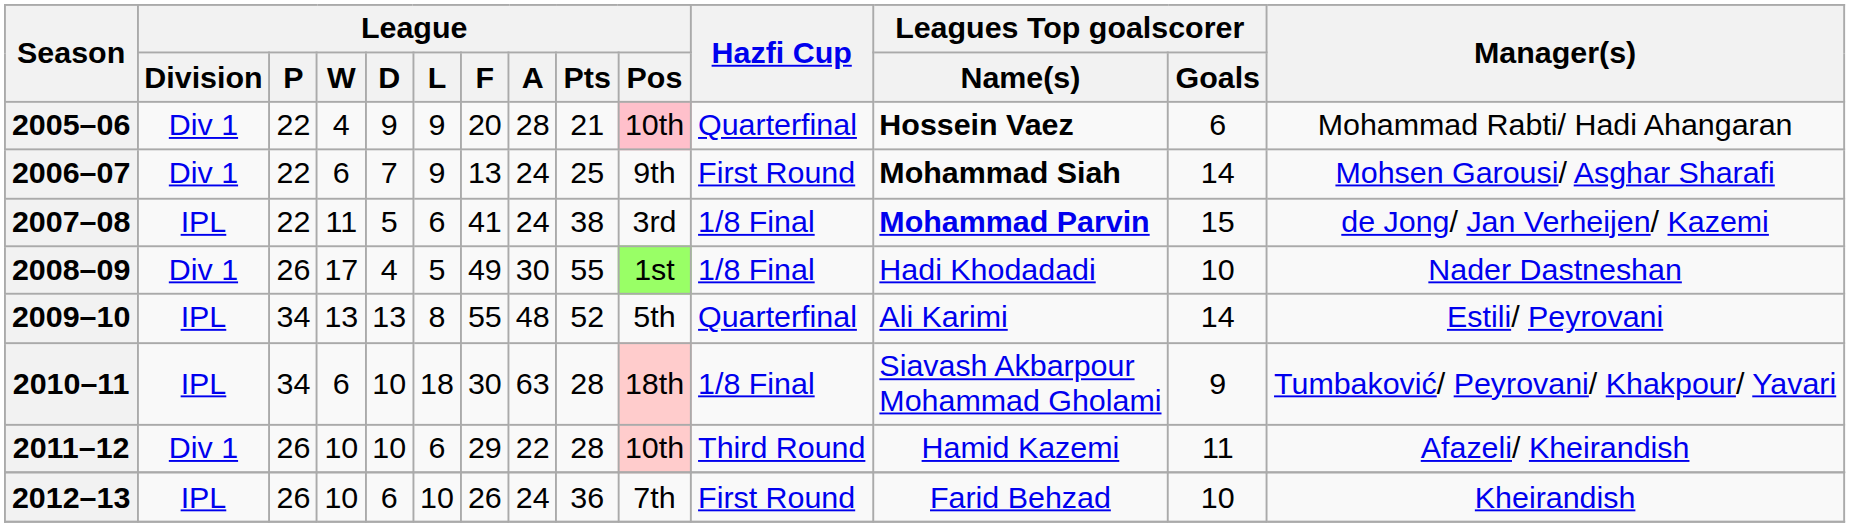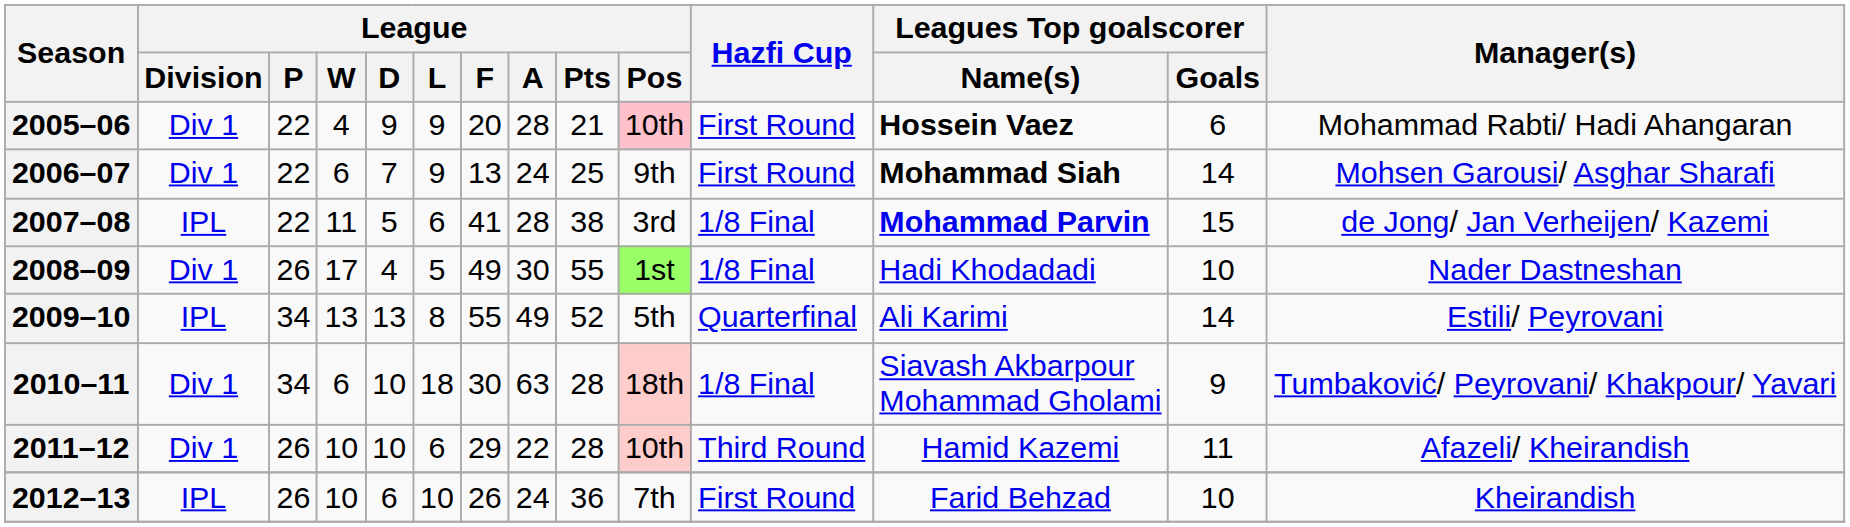(777, 125) Quarterfinal -> (777, 125) First Round
(533, 221) 24 -> (533, 221) 28
(533, 317) 48 -> (533, 317) 49
(203, 383) IPL -> (203, 383) Div 1
